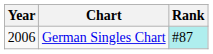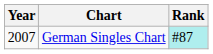(22, 37) 2006 -> (22, 37) 2007
